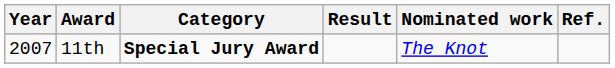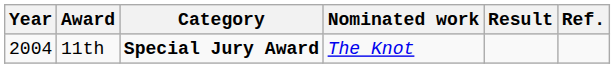columns swapped: (477, 19) <-> (360, 19)
(31, 49) 2007 -> (31, 49) 2004
